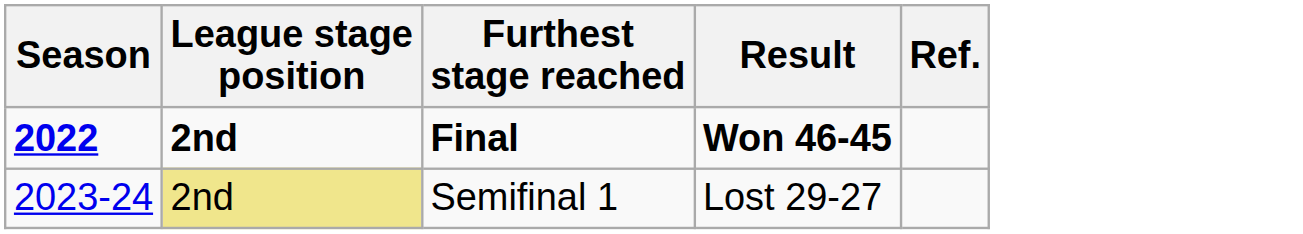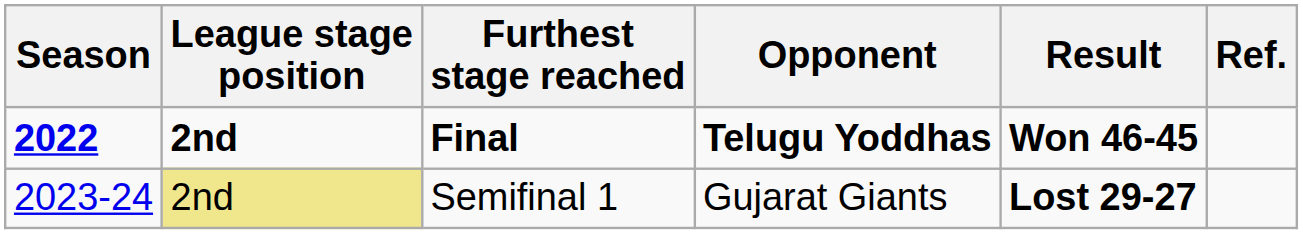+ column: (847, 55)
(793, 197) normal -> (1103, 197) bold
